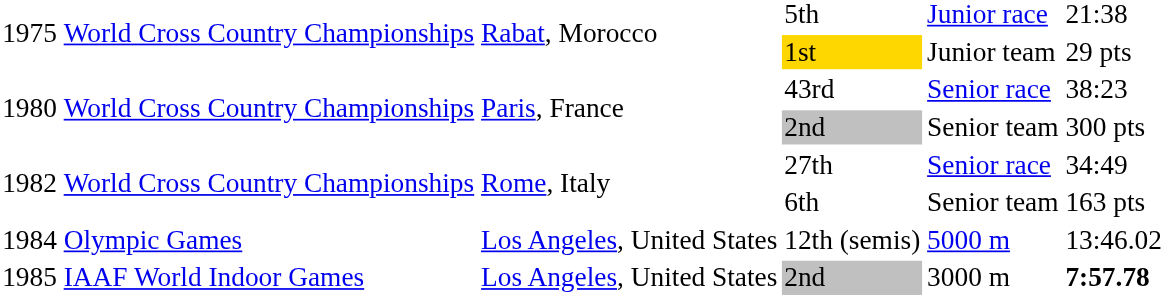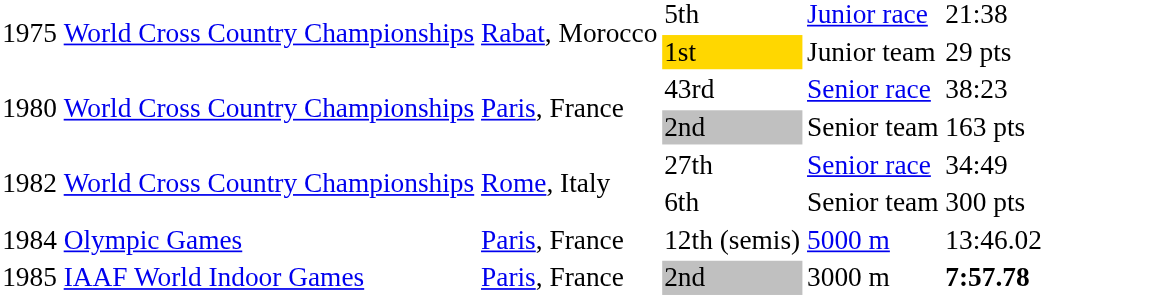(1105, 127) 300 pts -> (985, 127) 163 pts
(1105, 202) 163 pts -> (985, 202) 300 pts
(629, 239) Los Angeles, United States -> (552, 239) Paris, France
(629, 277) Los Angeles, United States -> (552, 277) Paris, France
